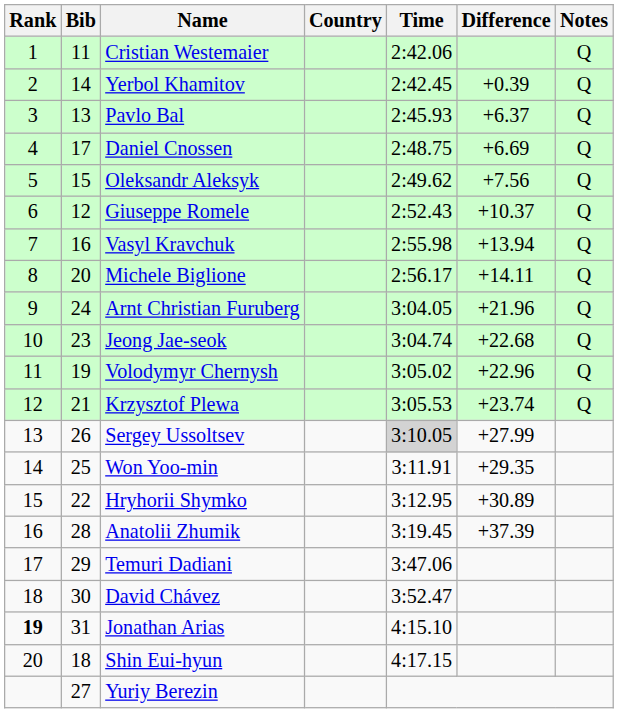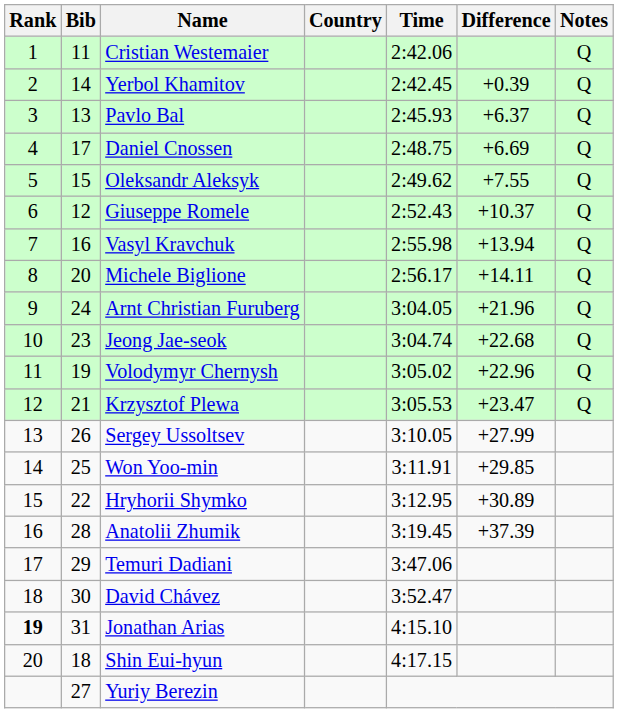(506, 180) +7.56 -> (506, 180) +7.55
(506, 404) +23.74 -> (506, 404) +23.47
(422, 436) lightgrey background -> (422, 436) no background
(506, 468) +29.35 -> (506, 468) +29.85
